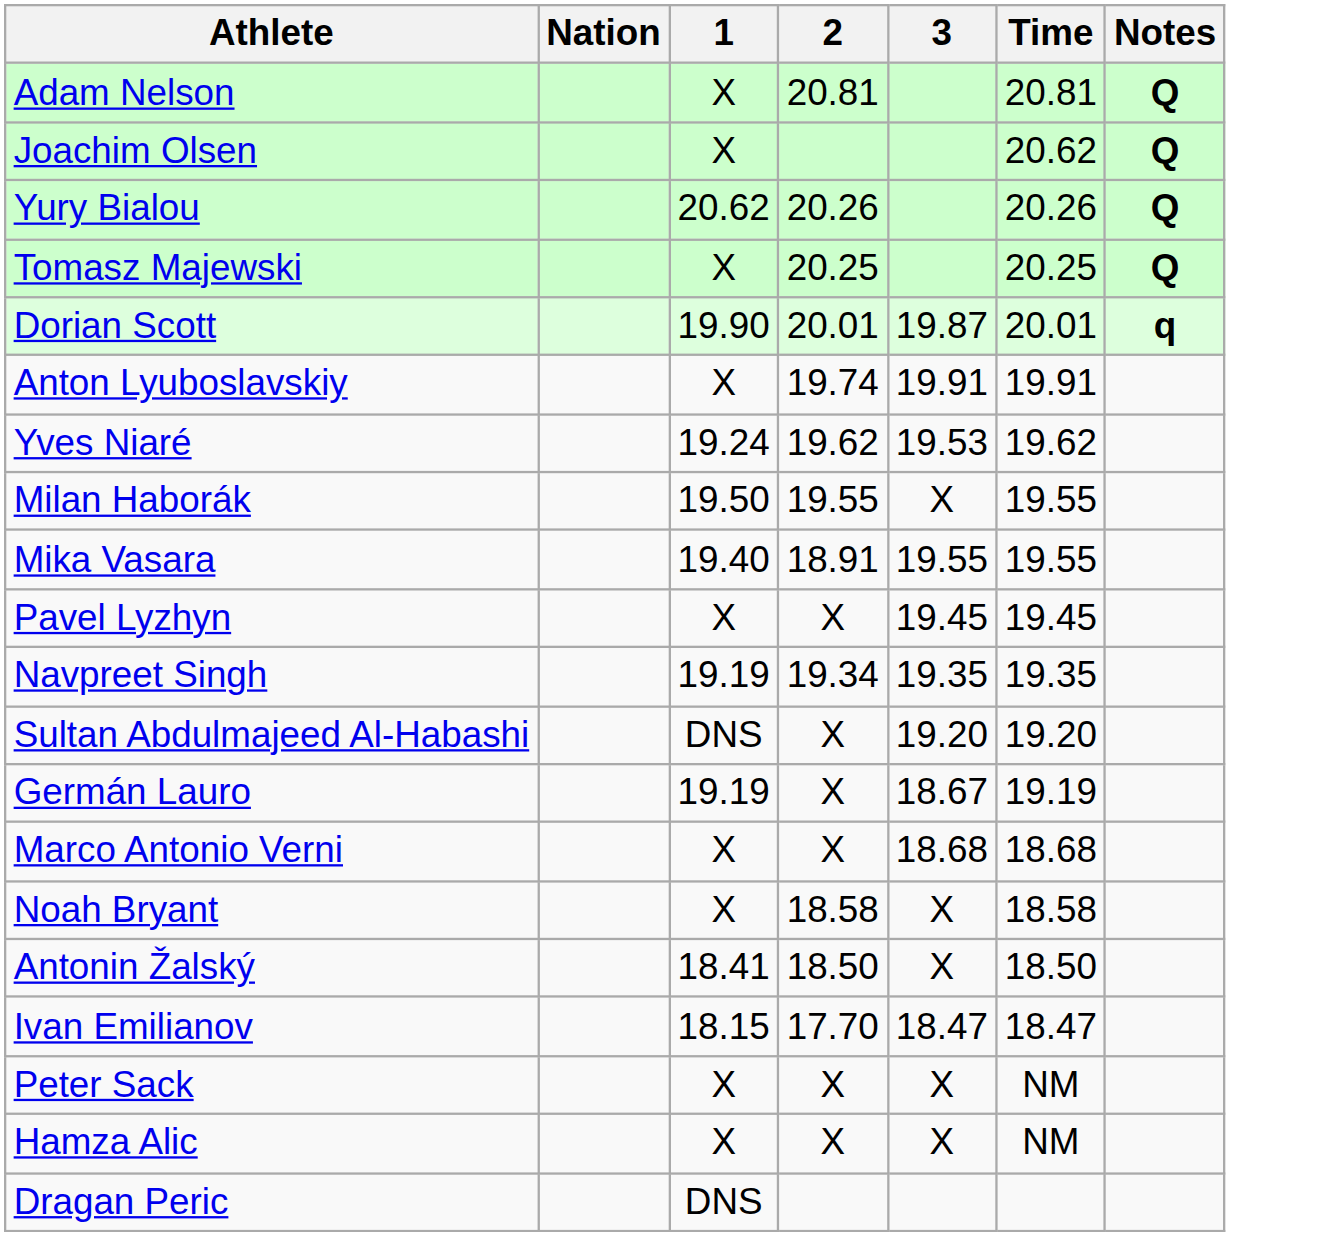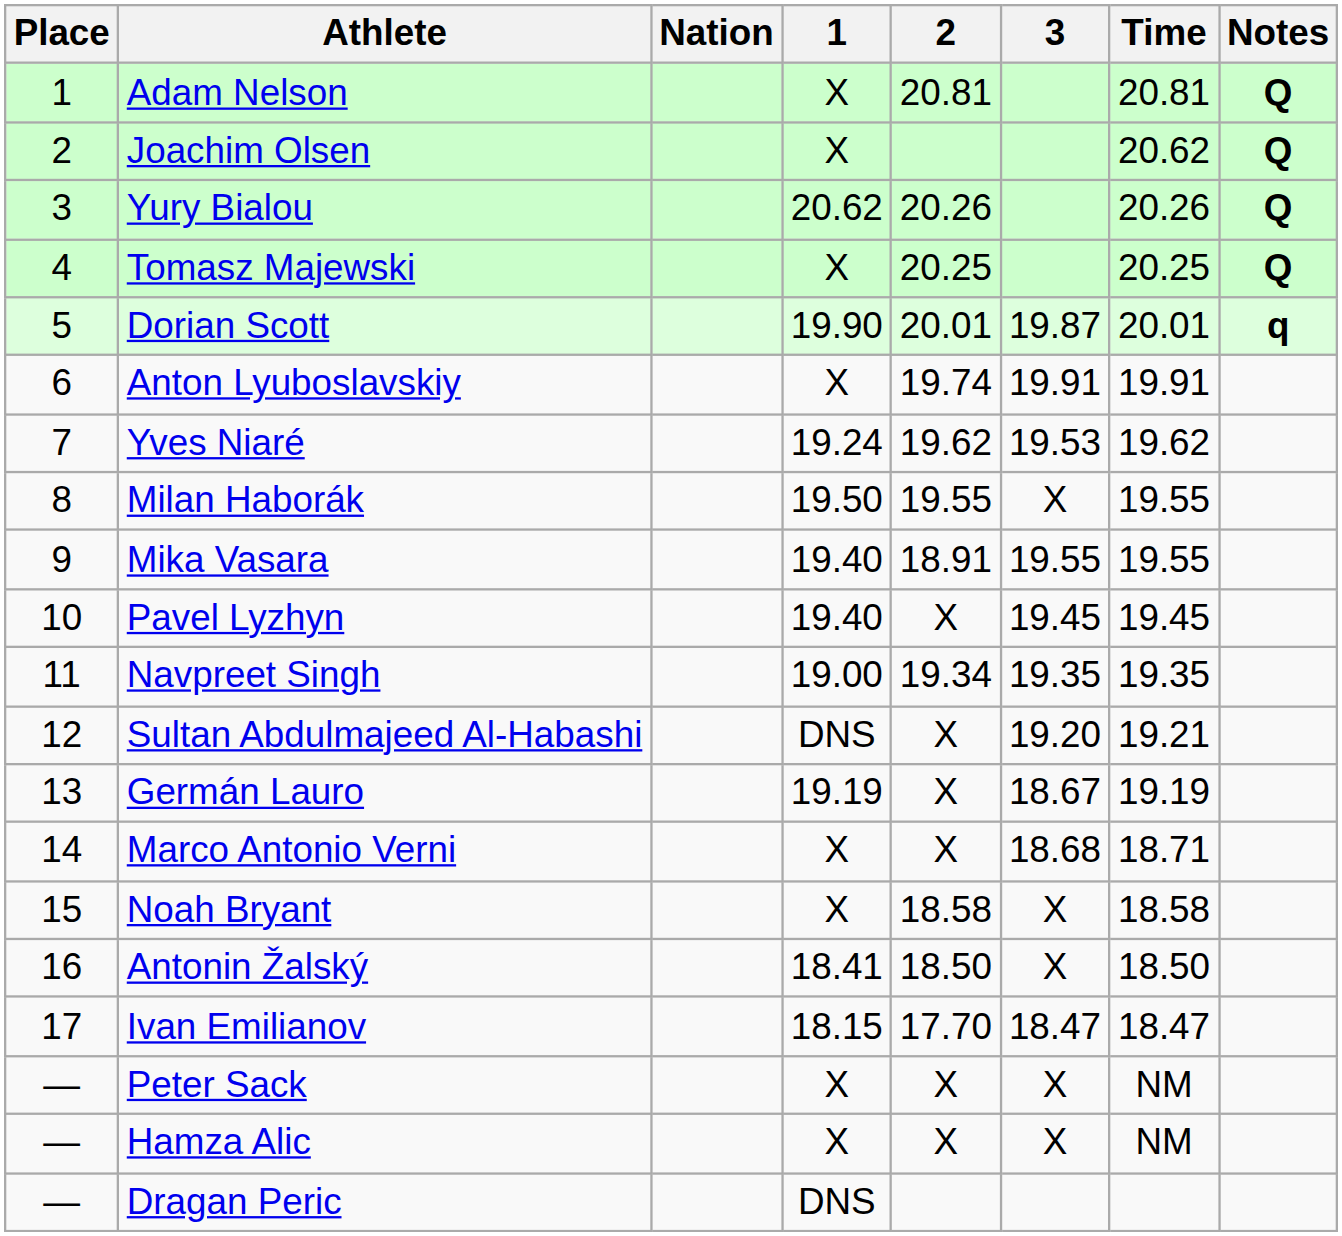+ column: (62, 33)
(724, 617) X -> (837, 617) 19.40
(724, 675) 19.19 -> (837, 675) 19.00
(1051, 734) 19.20 -> (1164, 734) 19.21
(1051, 850) 18.68 -> (1164, 850) 18.71
